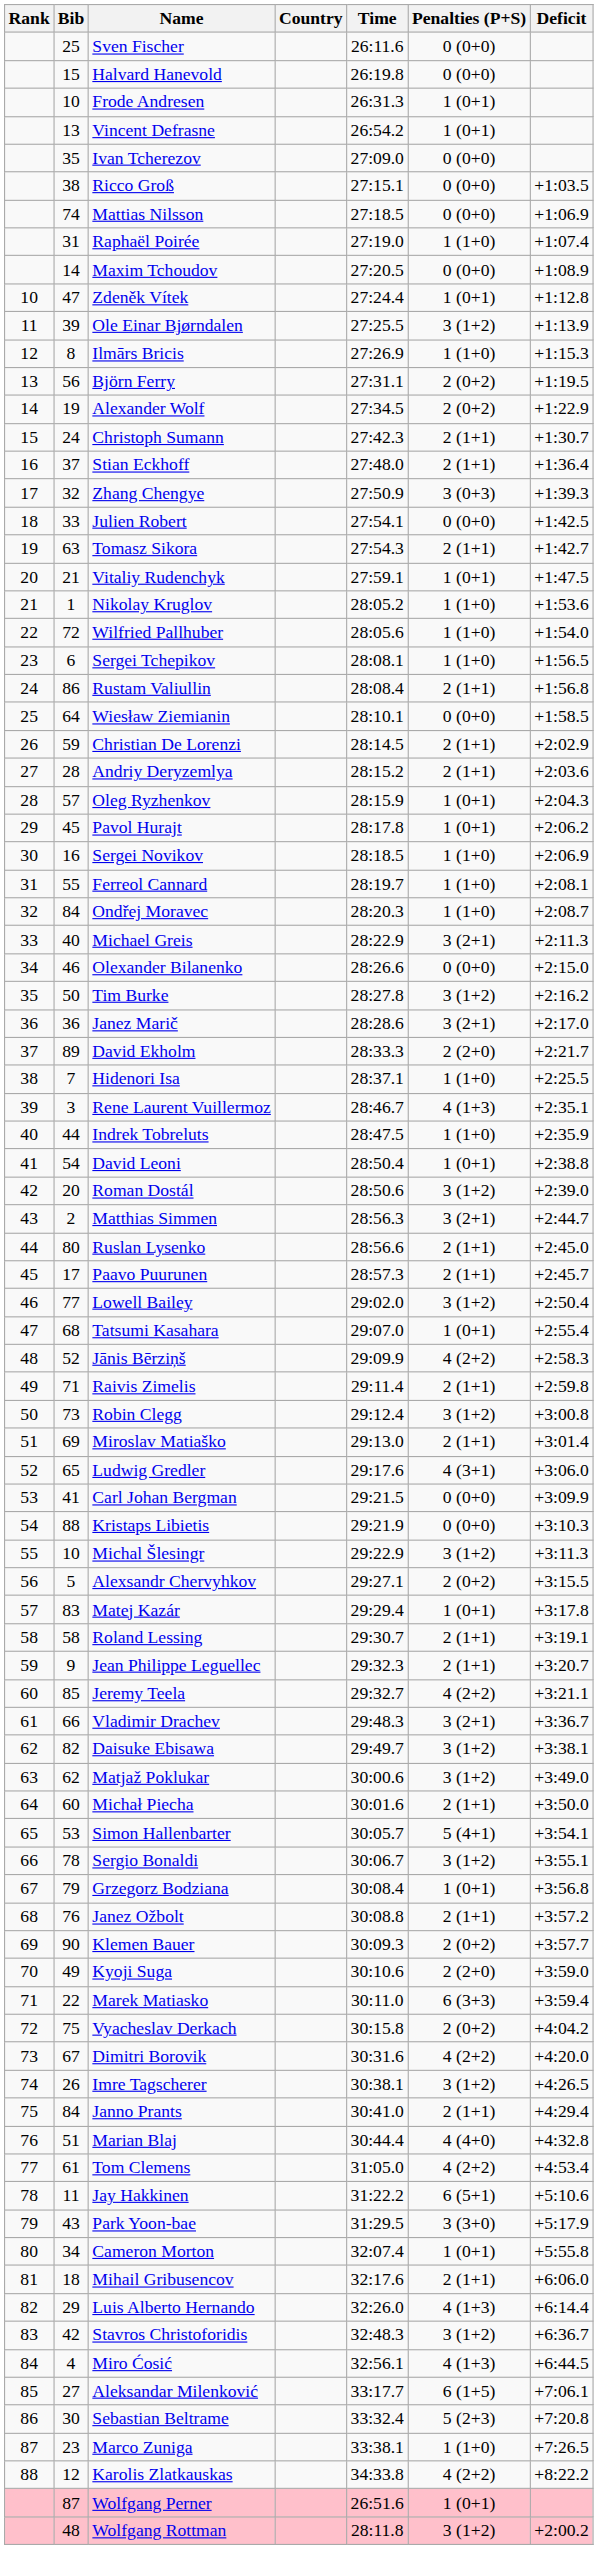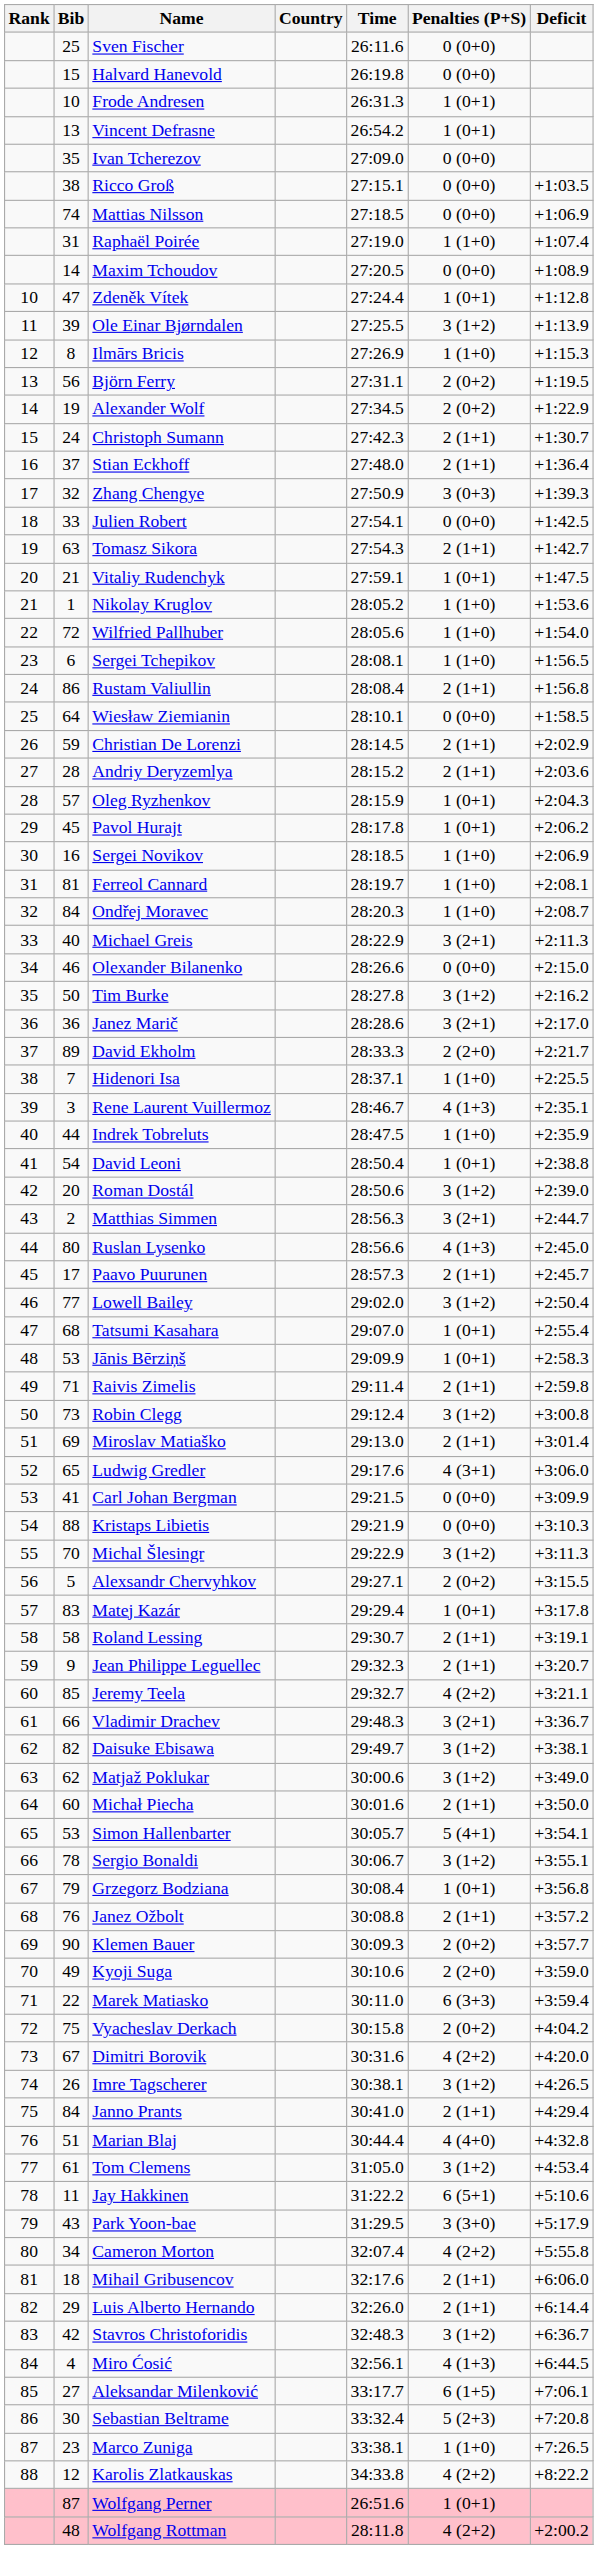(71, 883) 55 -> (71, 883) 81
(469, 1246) 2 (1+1) -> (469, 1246) 4 (1+3)
(71, 1358) 52 -> (71, 1358) 53
(469, 1358) 4 (2+2) -> (469, 1358) 1 (0+1)
(71, 1553) 10 -> (71, 1553) 70
(469, 2167) 4 (2+2) -> (469, 2167) 3 (1+2)
(469, 2251) 1 (0+1) -> (469, 2251) 4 (2+2)
(469, 2307) 4 (1+3) -> (469, 2307) 2 (1+1)
(469, 2530) 3 (1+2) -> (469, 2530) 4 (2+2)
